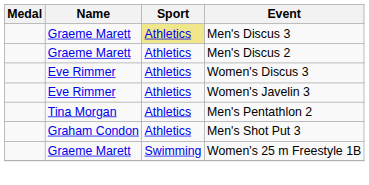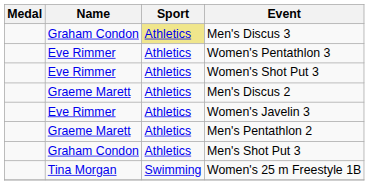(89, 33) Graeme Marett -> (93, 33) Graham Condon
+ row: (269, 53)
+ row: (263, 72)
- row: (258, 72)
(82, 111) Tina Morgan -> (89, 131) Graeme Marett
(89, 151) Graeme Marett -> (82, 170) Tina Morgan
